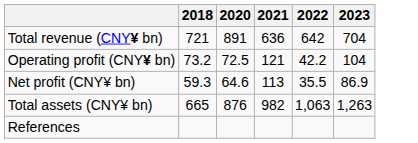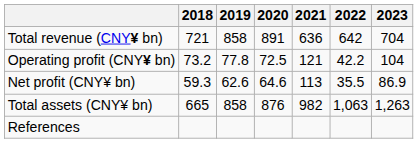+ column: (235, 15)
